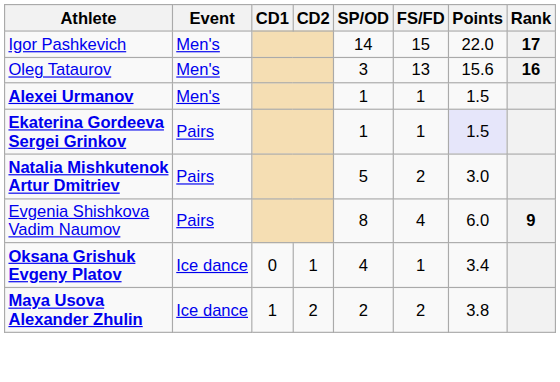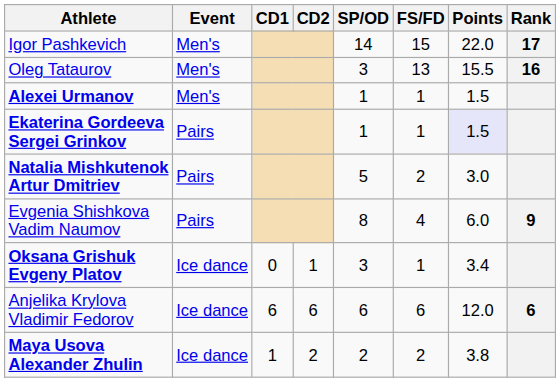(478, 70) 15.6 -> (478, 70) 15.5
(363, 266) 4 -> (363, 266) 3
+ row: (71, 310)
